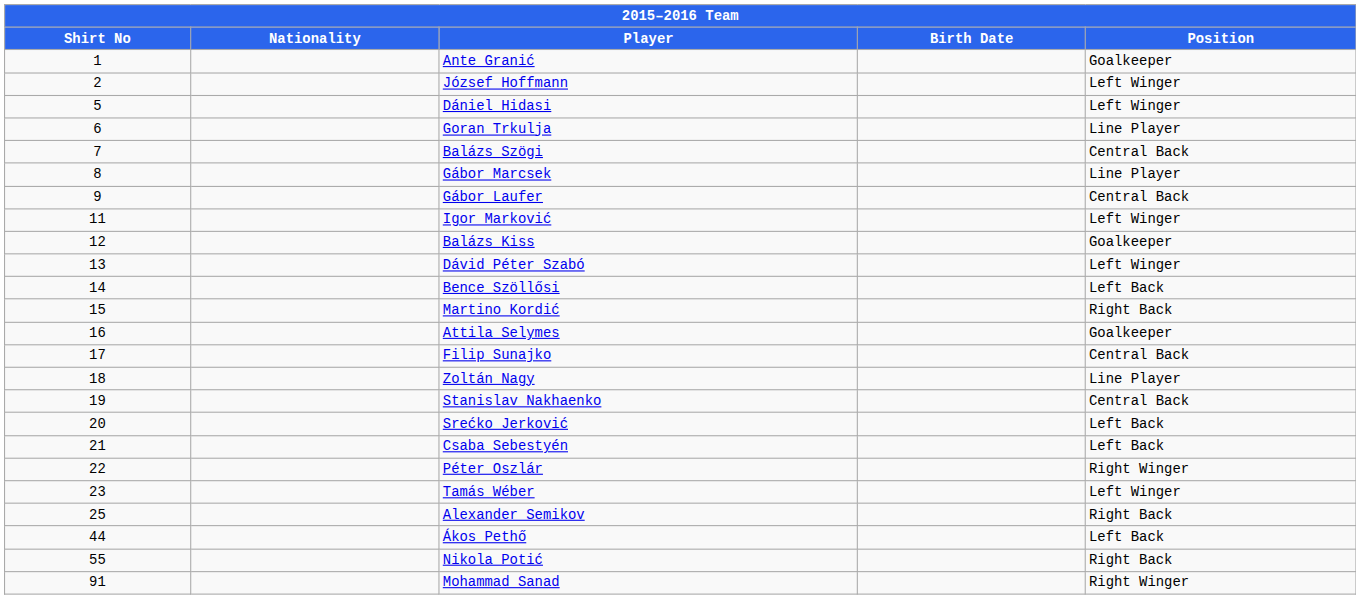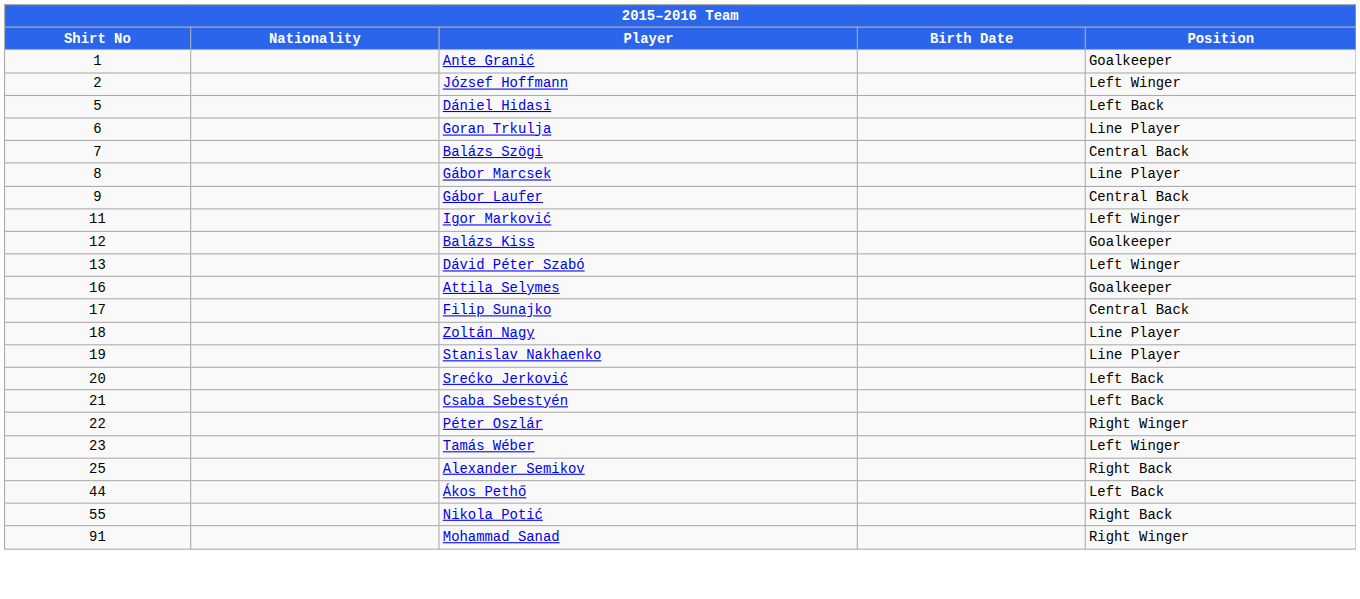(1135, 107) Left Winger -> (1127, 107) Left Back
- row: (501, 288)
- row: (501, 311)
(1139, 401) Central Back -> (1135, 356) Line Player
